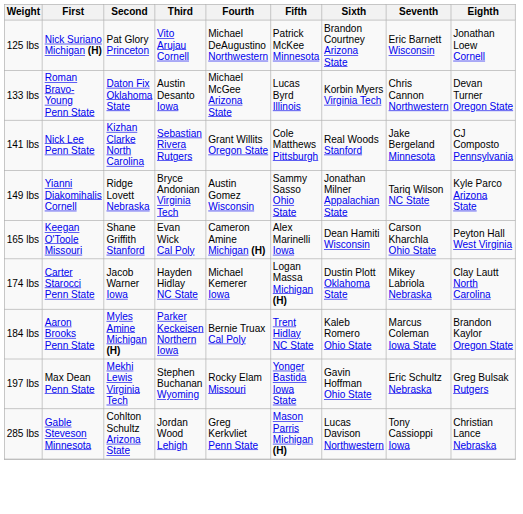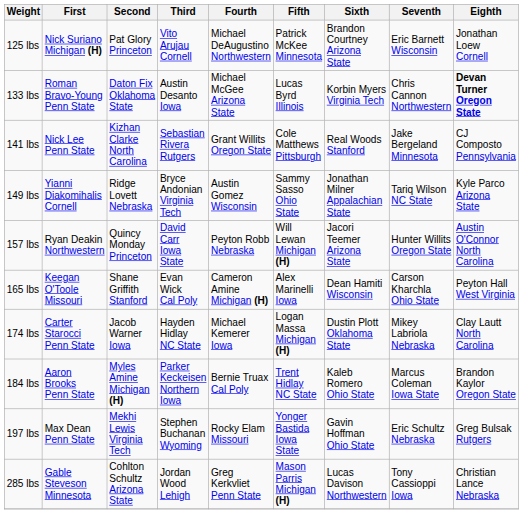(483, 95) normal -> (474, 95) bold
+ row: (23, 245)
